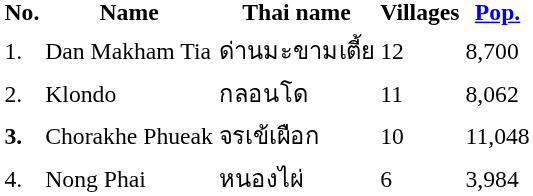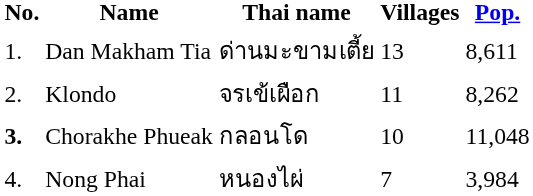(392, 50) 12 -> (392, 50) 13
(492, 50) 8,700 -> (492, 50) 8,611
(263, 93) กลอนโด -> (269, 93) จรเข้เผือก
(492, 93) 8,062 -> (492, 93) 8,262
(269, 136) จรเข้เผือก -> (263, 136) กลอนโด
(386, 179) 6 -> (386, 179) 7
